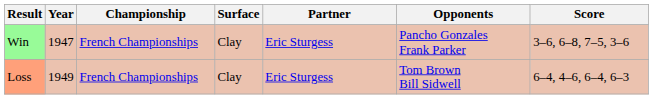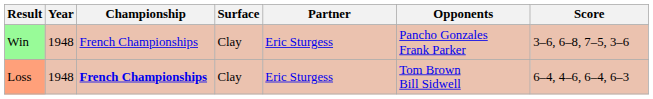(61, 42) 1947 -> (61, 42) 1948
(61, 76) 1949 -> (61, 76) 1948
(139, 76) normal -> (143, 76) bold
